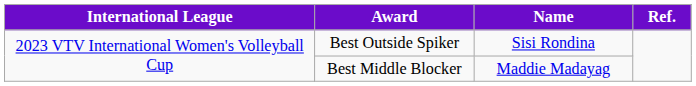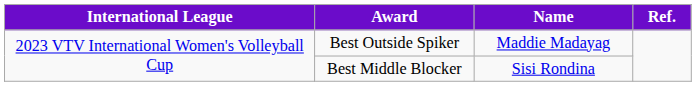(553, 42) Sisi Rondina -> (553, 42) Maddie Madayag
(553, 68) Maddie Madayag -> (553, 68) Sisi Rondina
